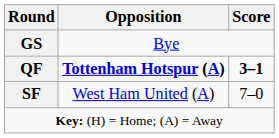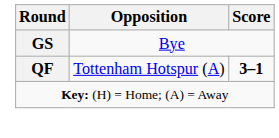(143, 68) bold -> (149, 68) normal
- row: (31, 94)
